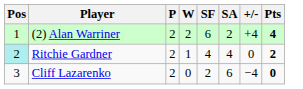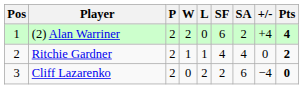+ column: (204, 14)
(17, 53) paleturquoise background -> (17, 53) no background
